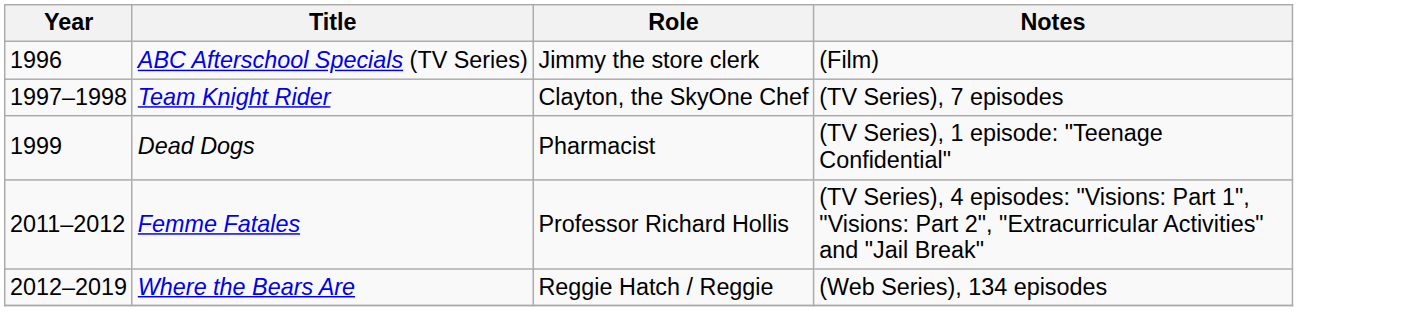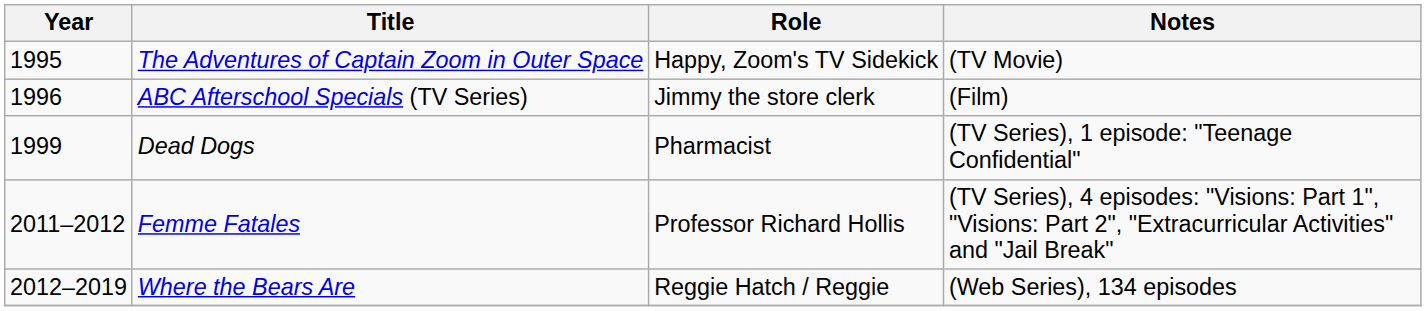+ row: (391, 60)
- row: (234, 97)
